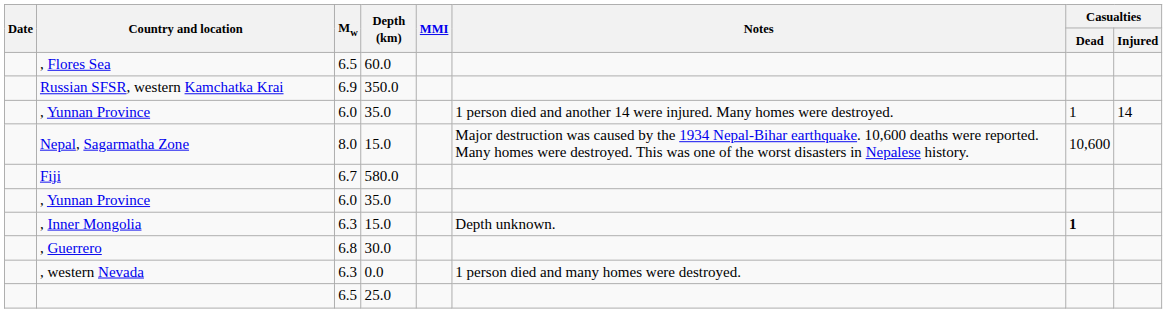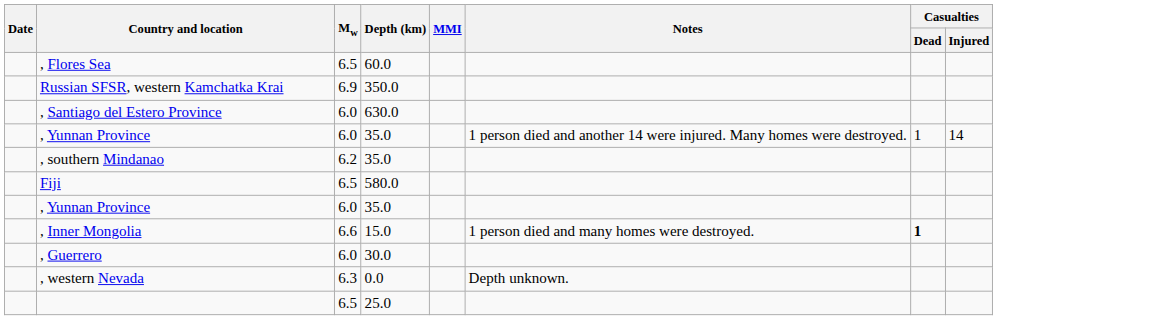+ row: (131, 111)
- row: (115, 144)
+ row: (102, 159)
(348, 176) 6.7 -> (348, 183) 6.5
(348, 224) 6.3 -> (348, 231) 6.6
(505, 224) Depth unknown. -> (611, 231) 1 person died and many homes were destroyed.
(348, 248) 6.8 -> (348, 254) 6.0
(598, 271) 1 person died and many homes were destroyed. -> (519, 278) Depth unknown.
